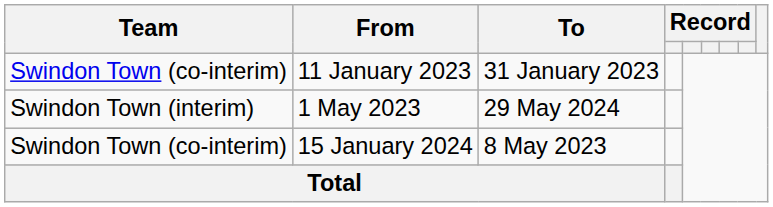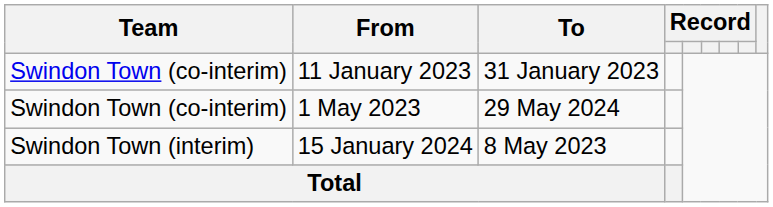(132, 108) Swindon Town (interim) -> (148, 108) Swindon Town (co-interim)
(148, 145) Swindon Town (co-interim) -> (132, 145) Swindon Town (interim)
